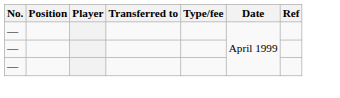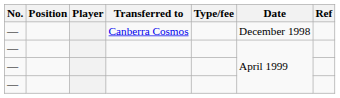+ row: (13, 31)
